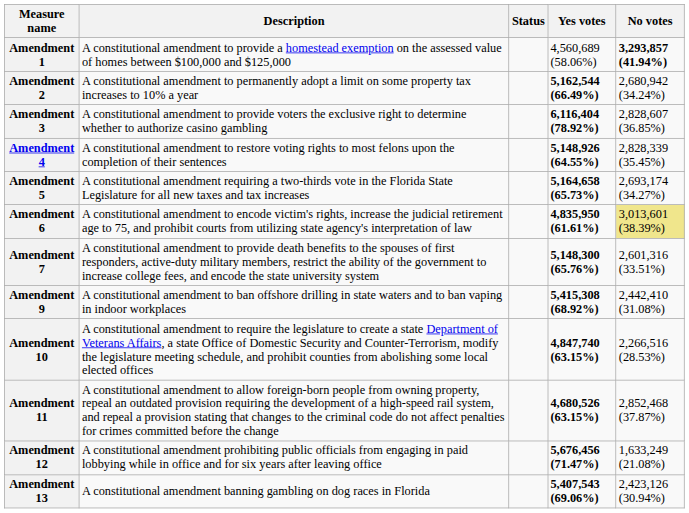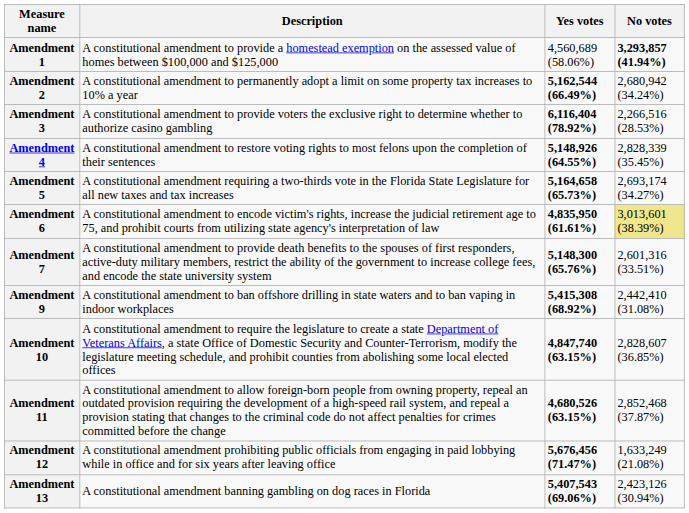- column: (528, 21)
(643, 121) 2,828,607 (36.85%) -> (642, 121) 2,266,516 (28.53%)
(643, 349) 2,266,516 (28.53%) -> (642, 349) 2,828,607 (36.85%)
